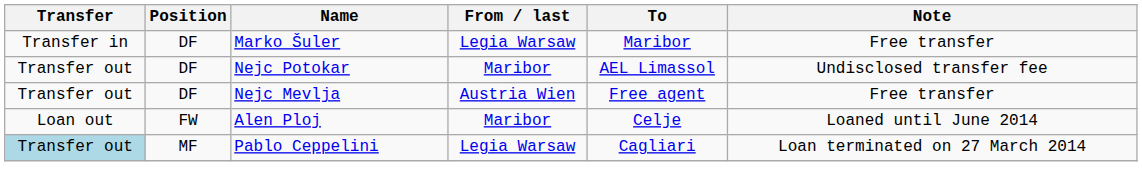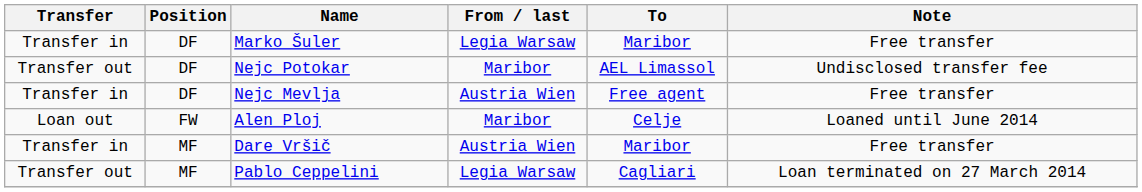(75, 96) Transfer out -> (75, 96) Transfer in
+ row: (282, 148)
(75, 148) lightblue background -> (75, 173) no background
